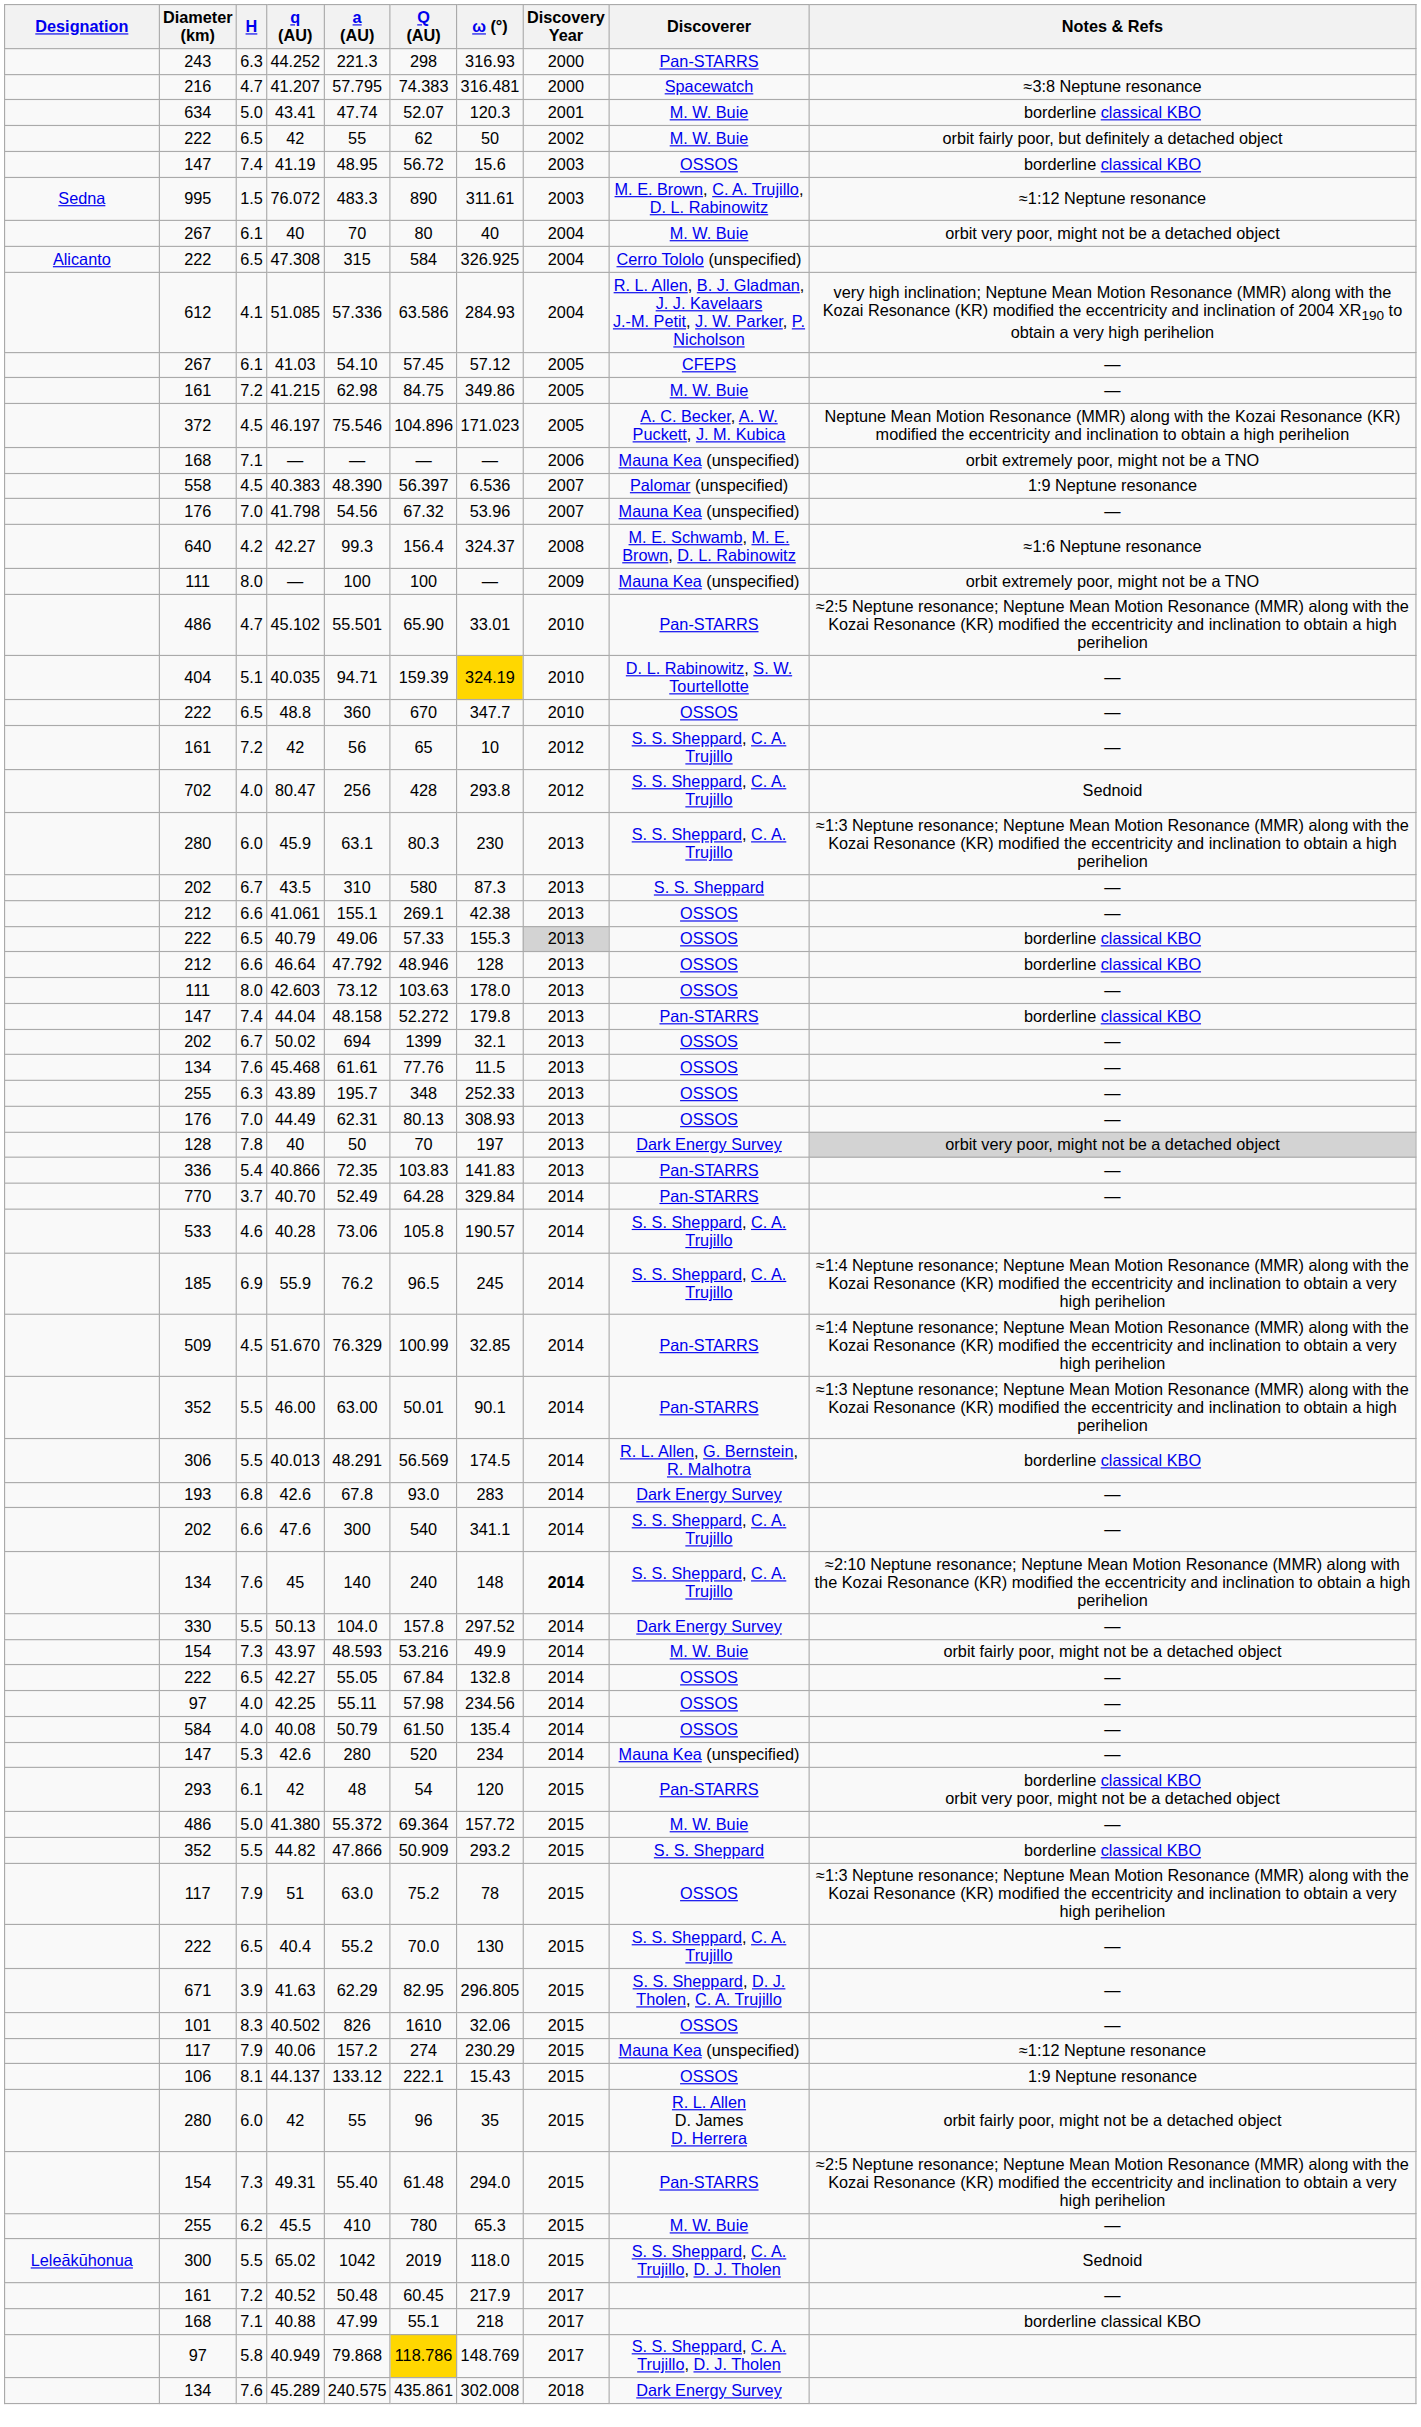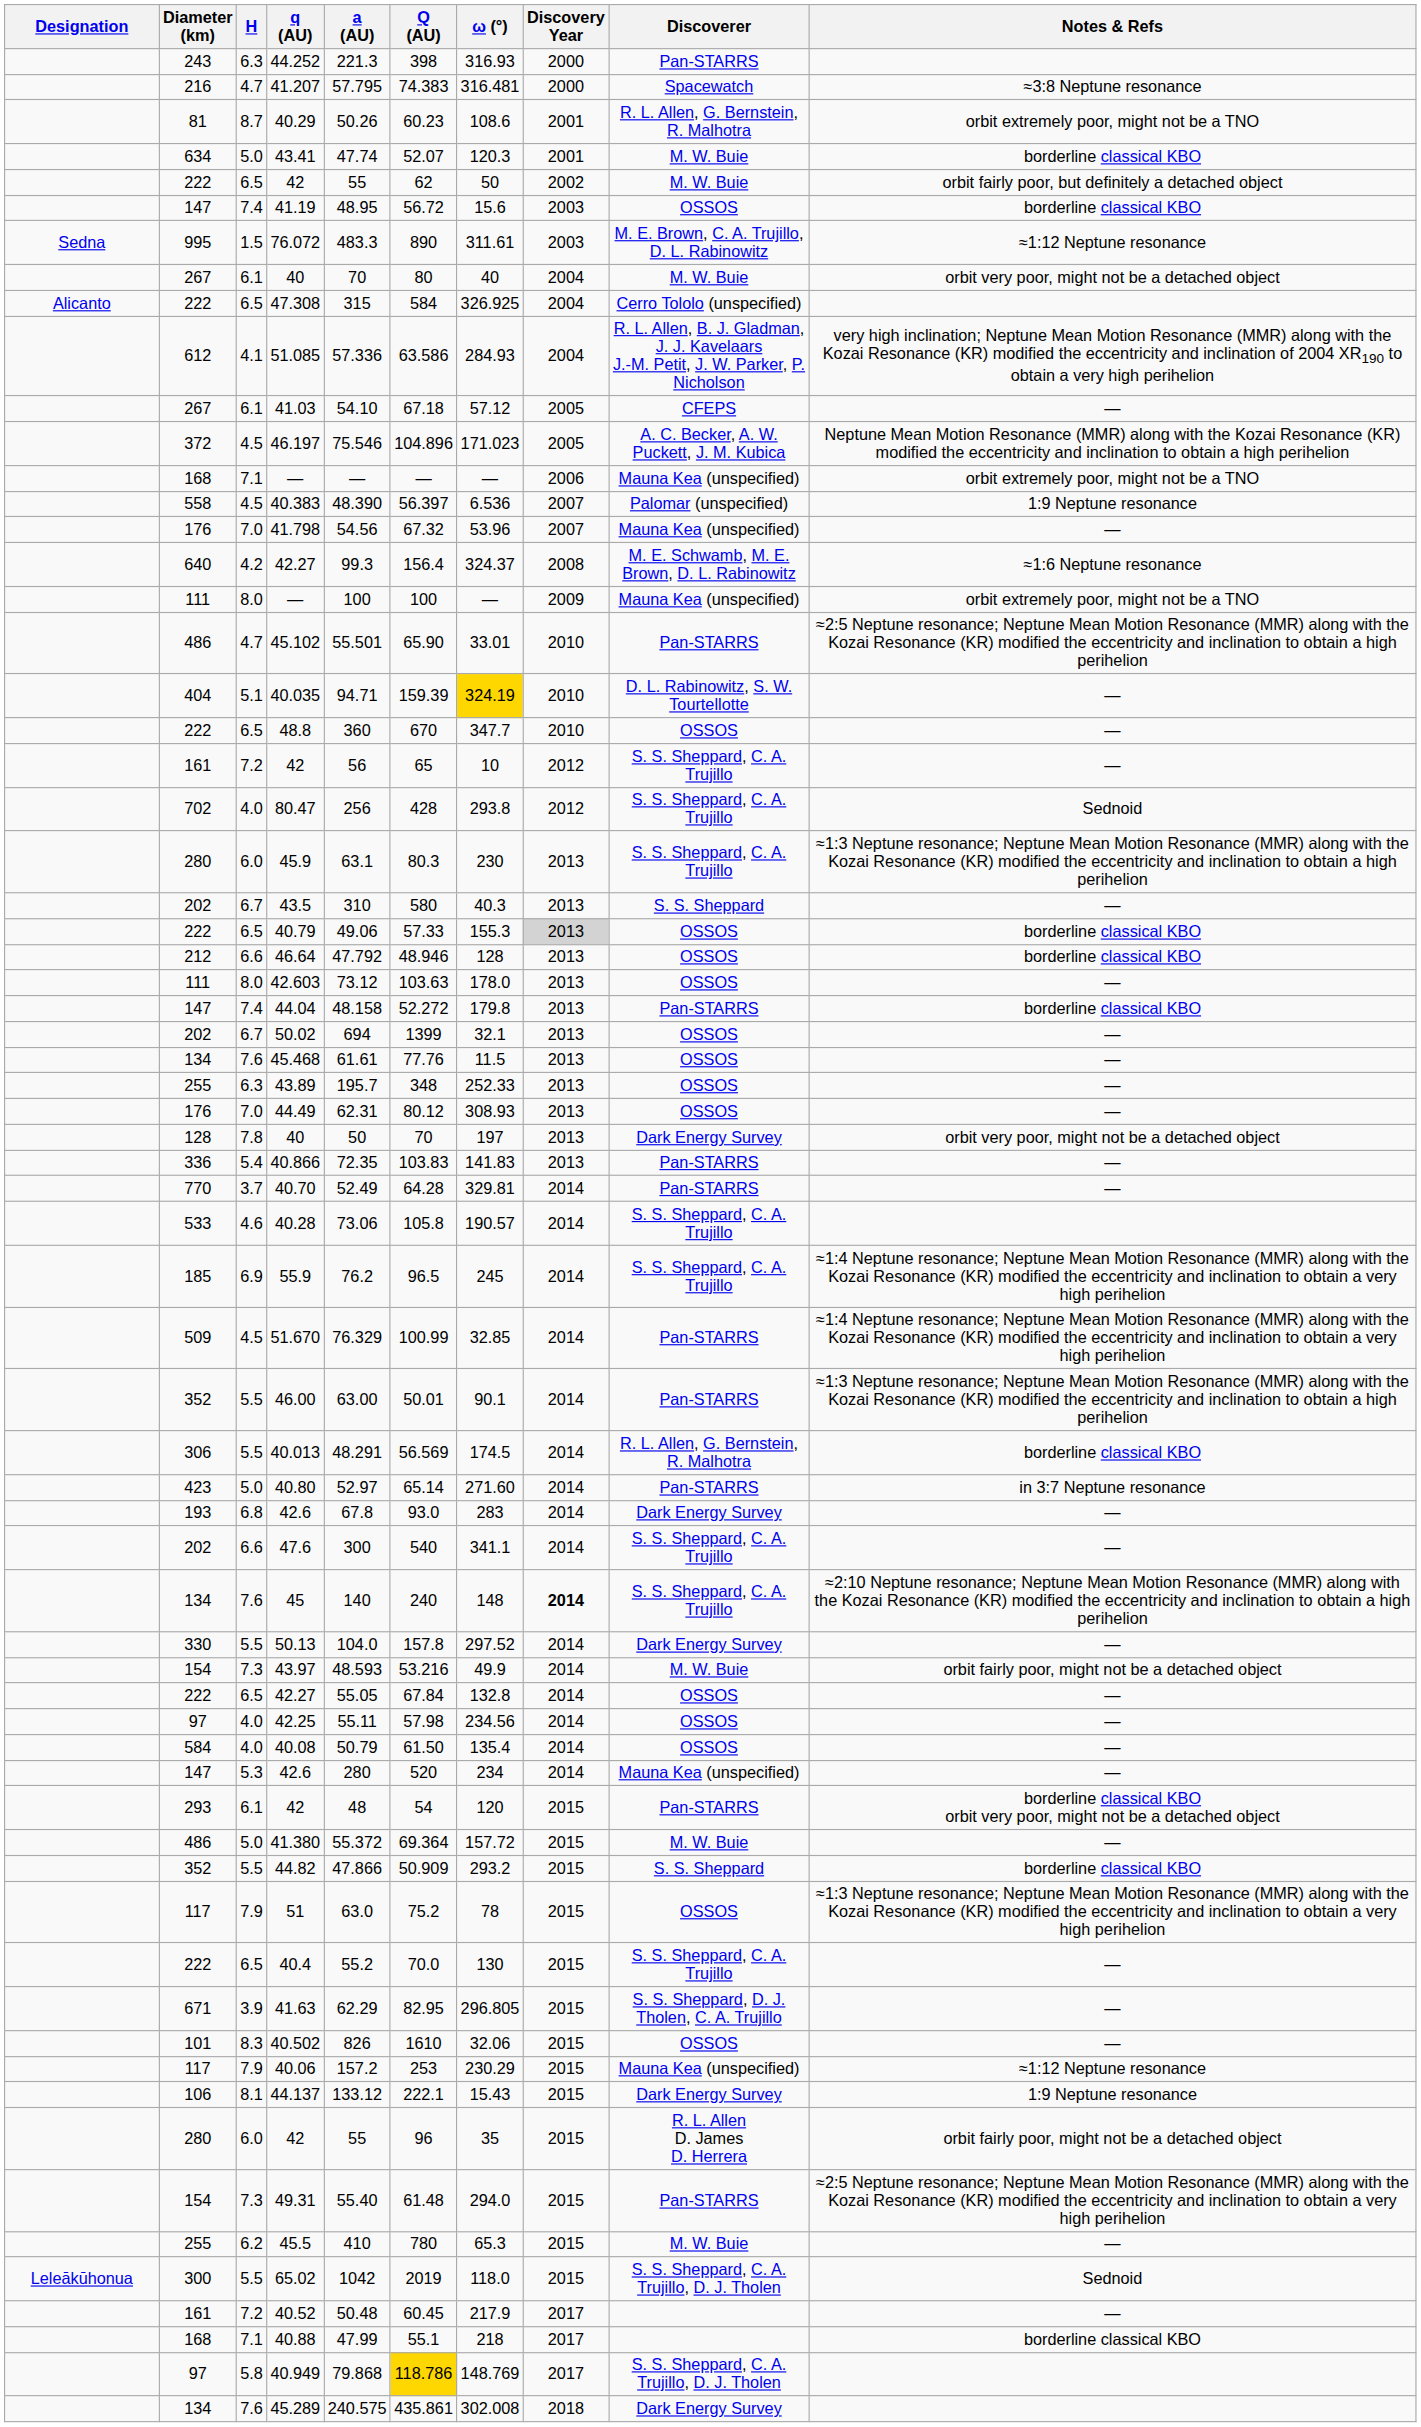(424, 62) 298 -> (424, 62) 398
+ row: (198, 122)
(424, 365) 57.45 -> (424, 409) 67.18
- row: (198, 391)
(490, 888) 87.3 -> (490, 906) 40.3
- row: (198, 914)
(424, 1119) 80.13 -> (424, 1112) 80.12
(1112, 1145) lightgrey background -> (1112, 1137) no background
(490, 1196) 329.84 -> (490, 1189) 329.81
+ row: (198, 1488)
(424, 2051) 274 -> (424, 2069) 253
(709, 2077) OSSOS -> (709, 2095) Dark Energy Survey
